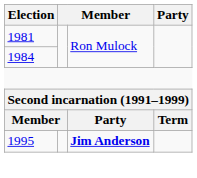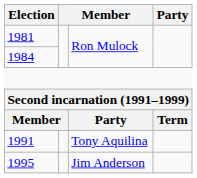+ row: (21, 141)
(110, 141) bold -> (108, 162) normal
